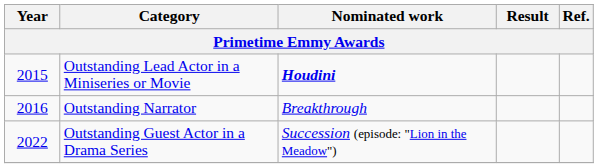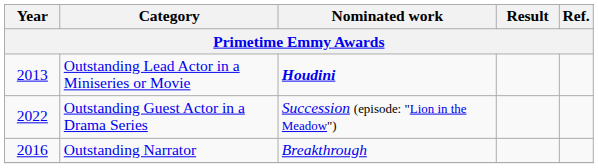(32, 74) 2015 -> (32, 74) 2013
rows swapped: (130, 108) <-> (154, 141)
